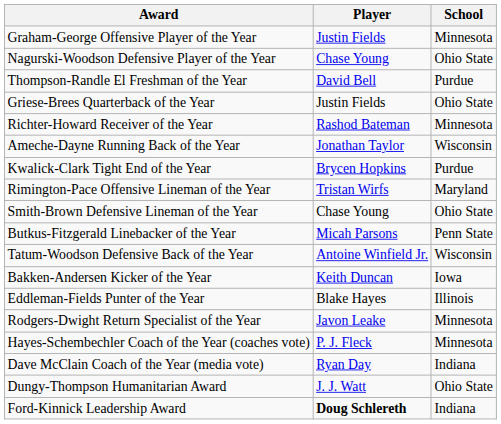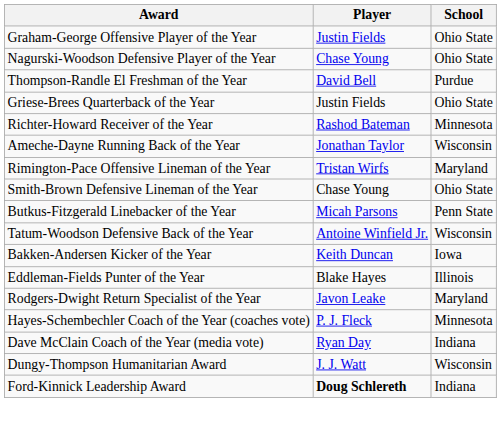(463, 37) Minnesota -> (464, 37) Ohio State
- row: (109, 168)
(463, 320) Minnesota -> (461, 299) Maryland
(464, 386) Ohio State -> (463, 364) Wisconsin
